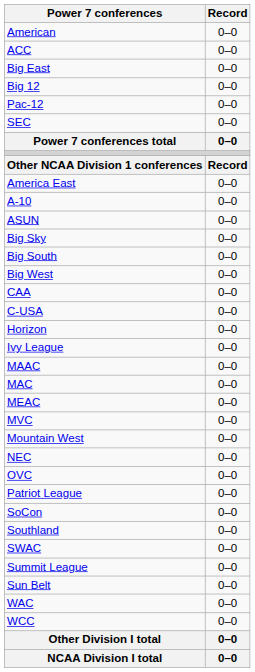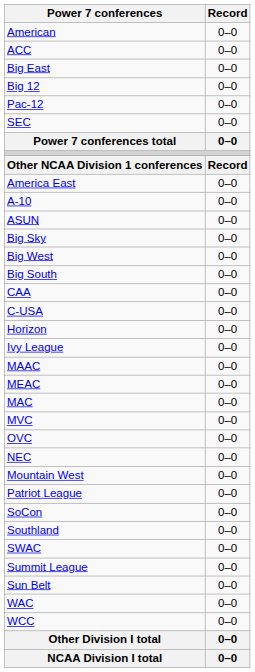rows swapped: (32, 256) <-> (30, 274)
rows swapped: (20, 384) <-> (24, 402)
rows swapped: (45, 439) <-> (19, 475)
